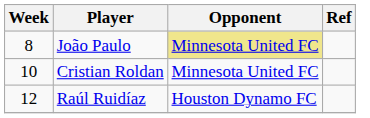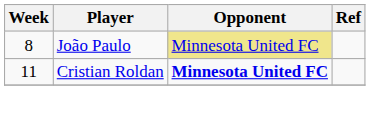(29, 71) 10 -> (29, 71) 11
(245, 71) normal -> (250, 71) bold
- row: (101, 98)
